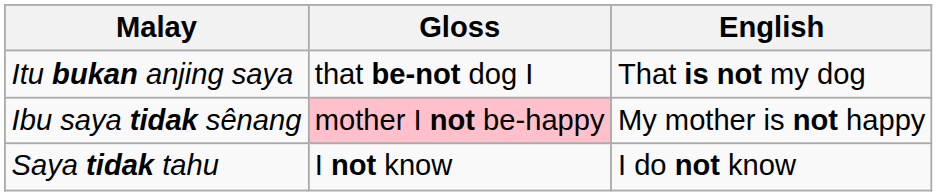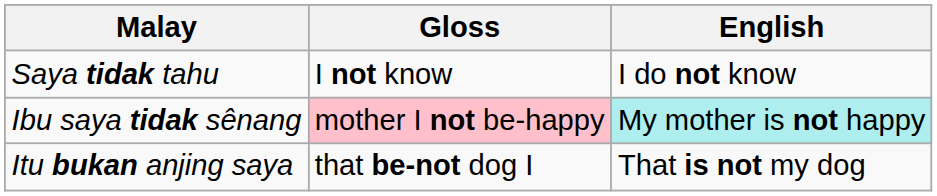rows swapped: (115, 166) <-> (152, 73)
(772, 119) no background -> (772, 119) paleturquoise background
